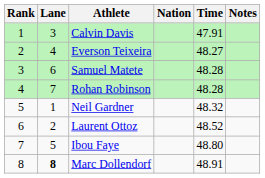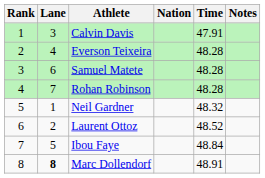(210, 51) 48.27 -> (210, 51) 48.28
(210, 145) 48.80 -> (210, 145) 48.84
